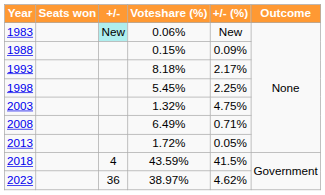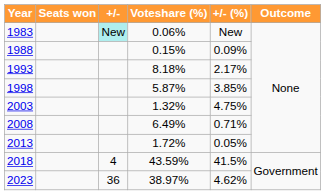(169, 87) 5.45% -> (169, 87) 5.87%
(230, 87) 2.25% -> (230, 87) 3.85%
